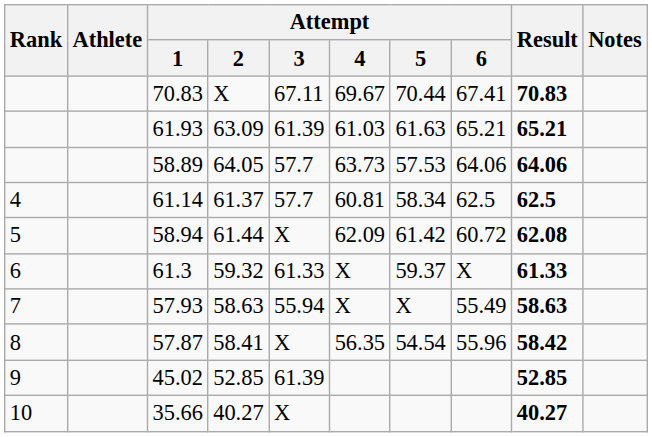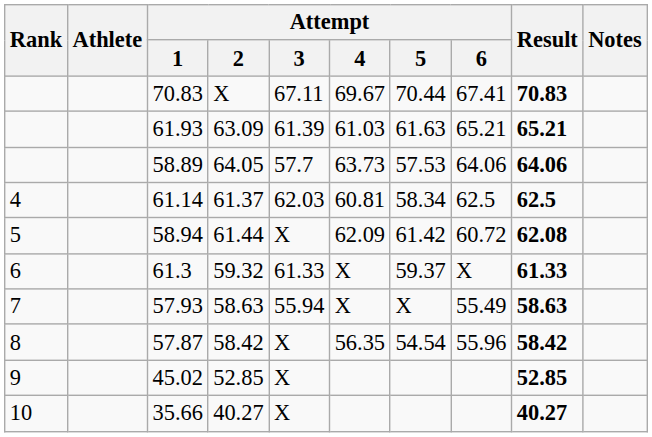(294, 199) 57.7 -> (299, 199) 62.03
(238, 341) 58.41 -> (238, 341) 58.42
(299, 377) 61.39 -> (282, 377) X
